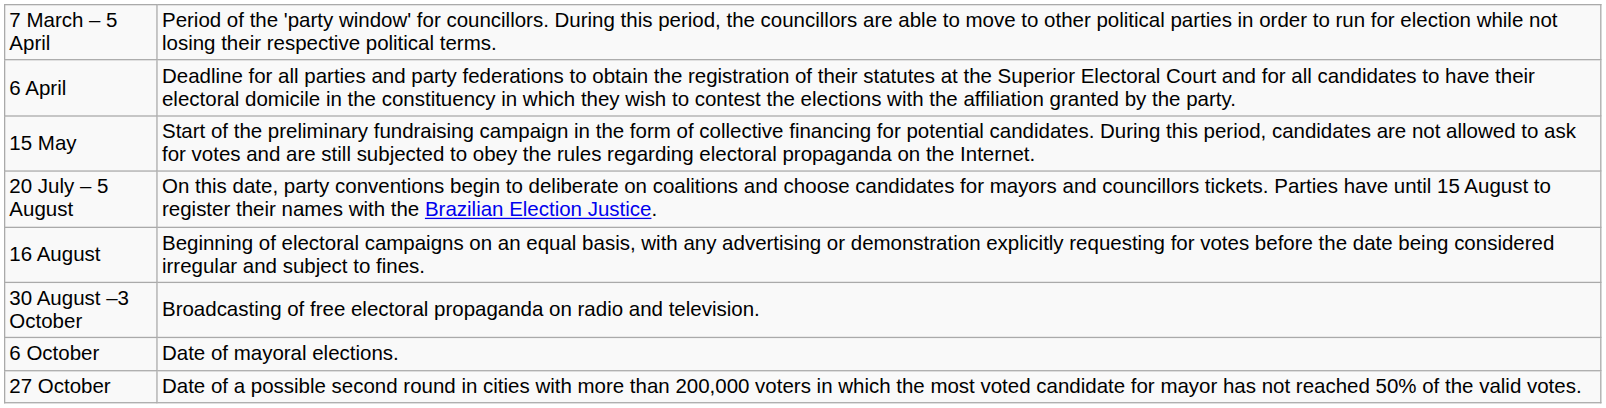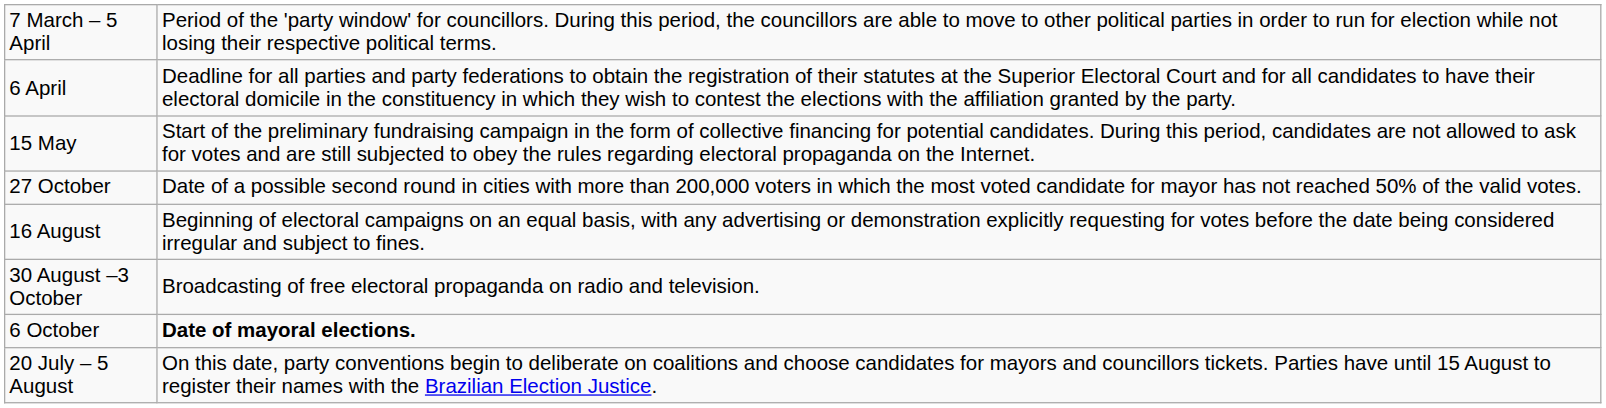rows swapped: (59, 198) <-> (60, 386)
(280, 353) normal -> (289, 330) bold
